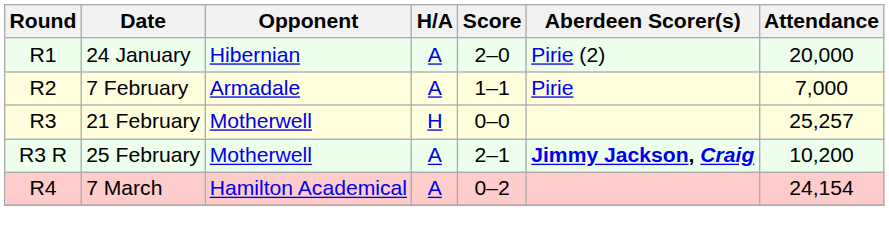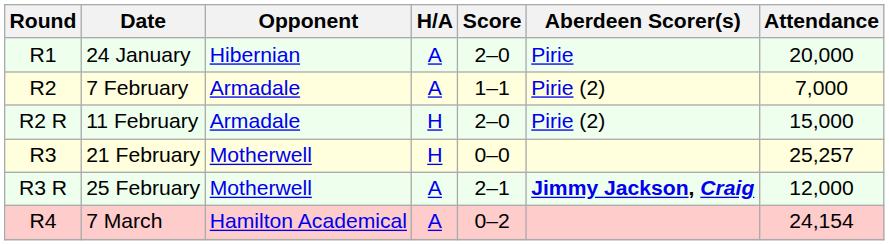(568, 54) Pirie (2) -> (552, 54) Pirie
(552, 88) Pirie -> (568, 88) Pirie (2)
+ row: (142, 121)
(822, 155) 10,200 -> (822, 188) 12,000
